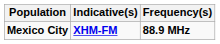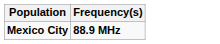- column: (106, 13)
